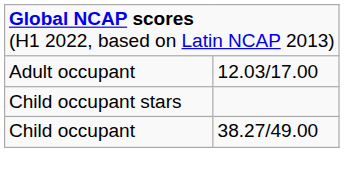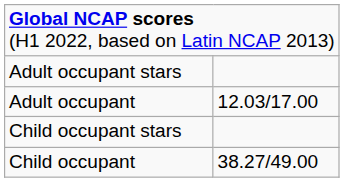+ row: (95, 71)
